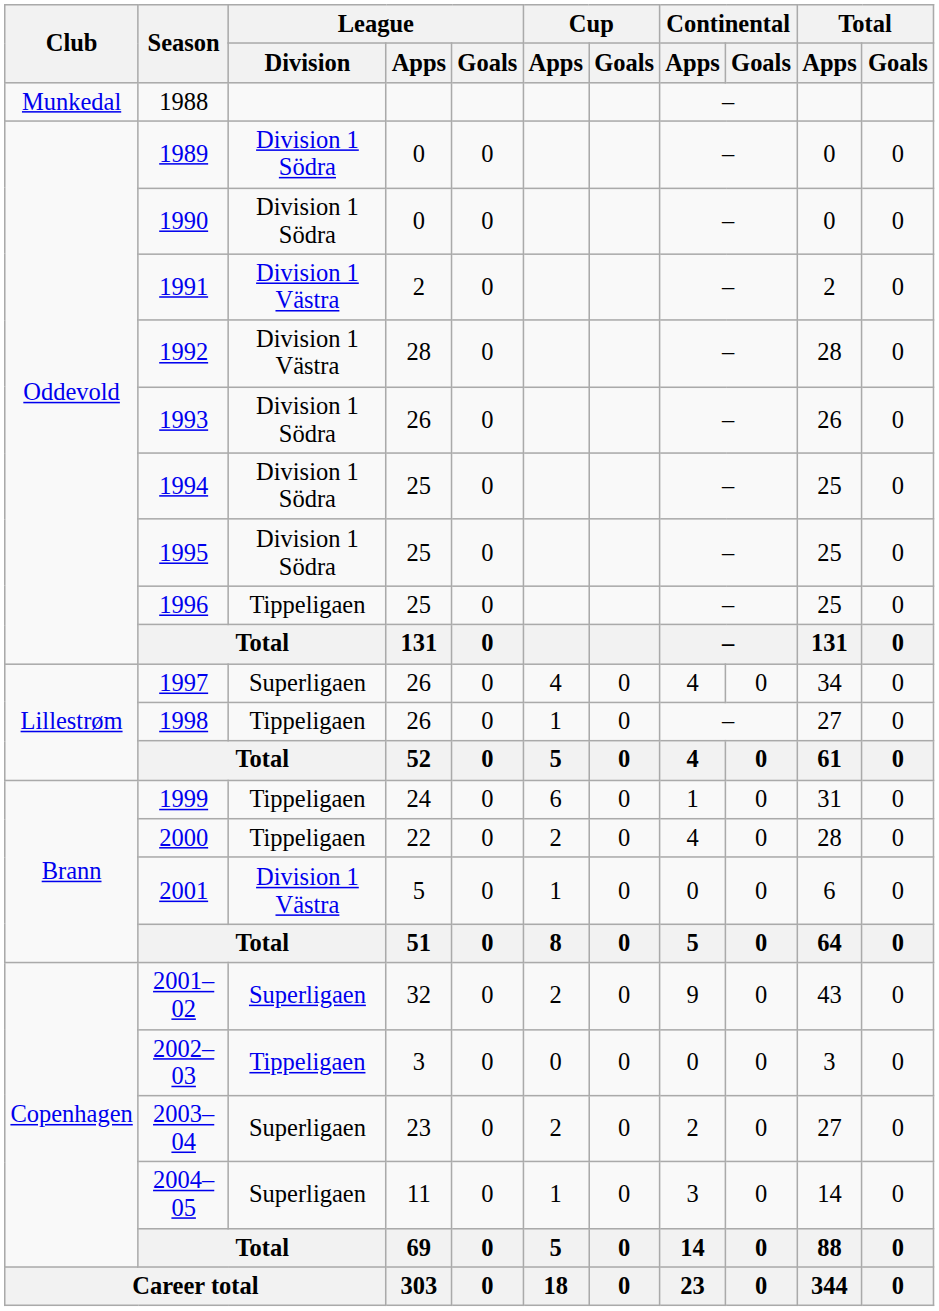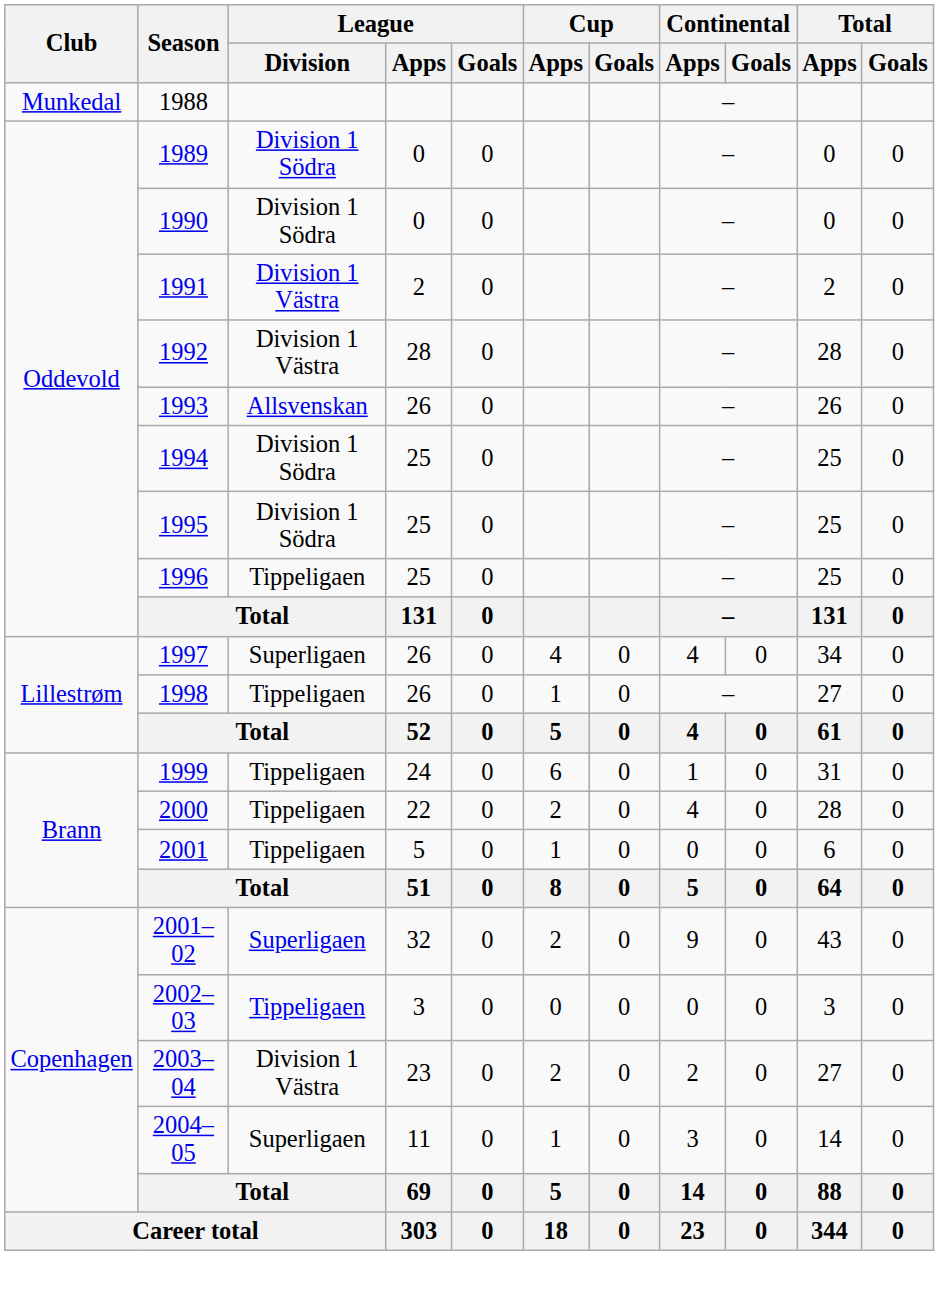(307, 419) Division 1 Södra -> (307, 405) Allsvenskan
(307, 890) Division 1 Västra -> (307, 849) Tippeligaen
(307, 1128) Superligaen -> (307, 1073) Division 1 Västra
